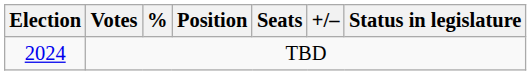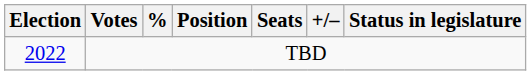(45, 53) 2024 -> (45, 53) 2022
